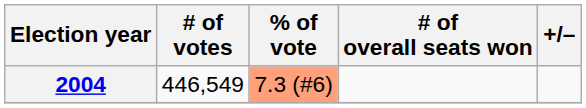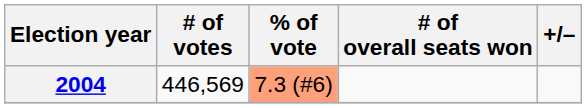(203, 84) 446,549 -> (203, 84) 446,569
